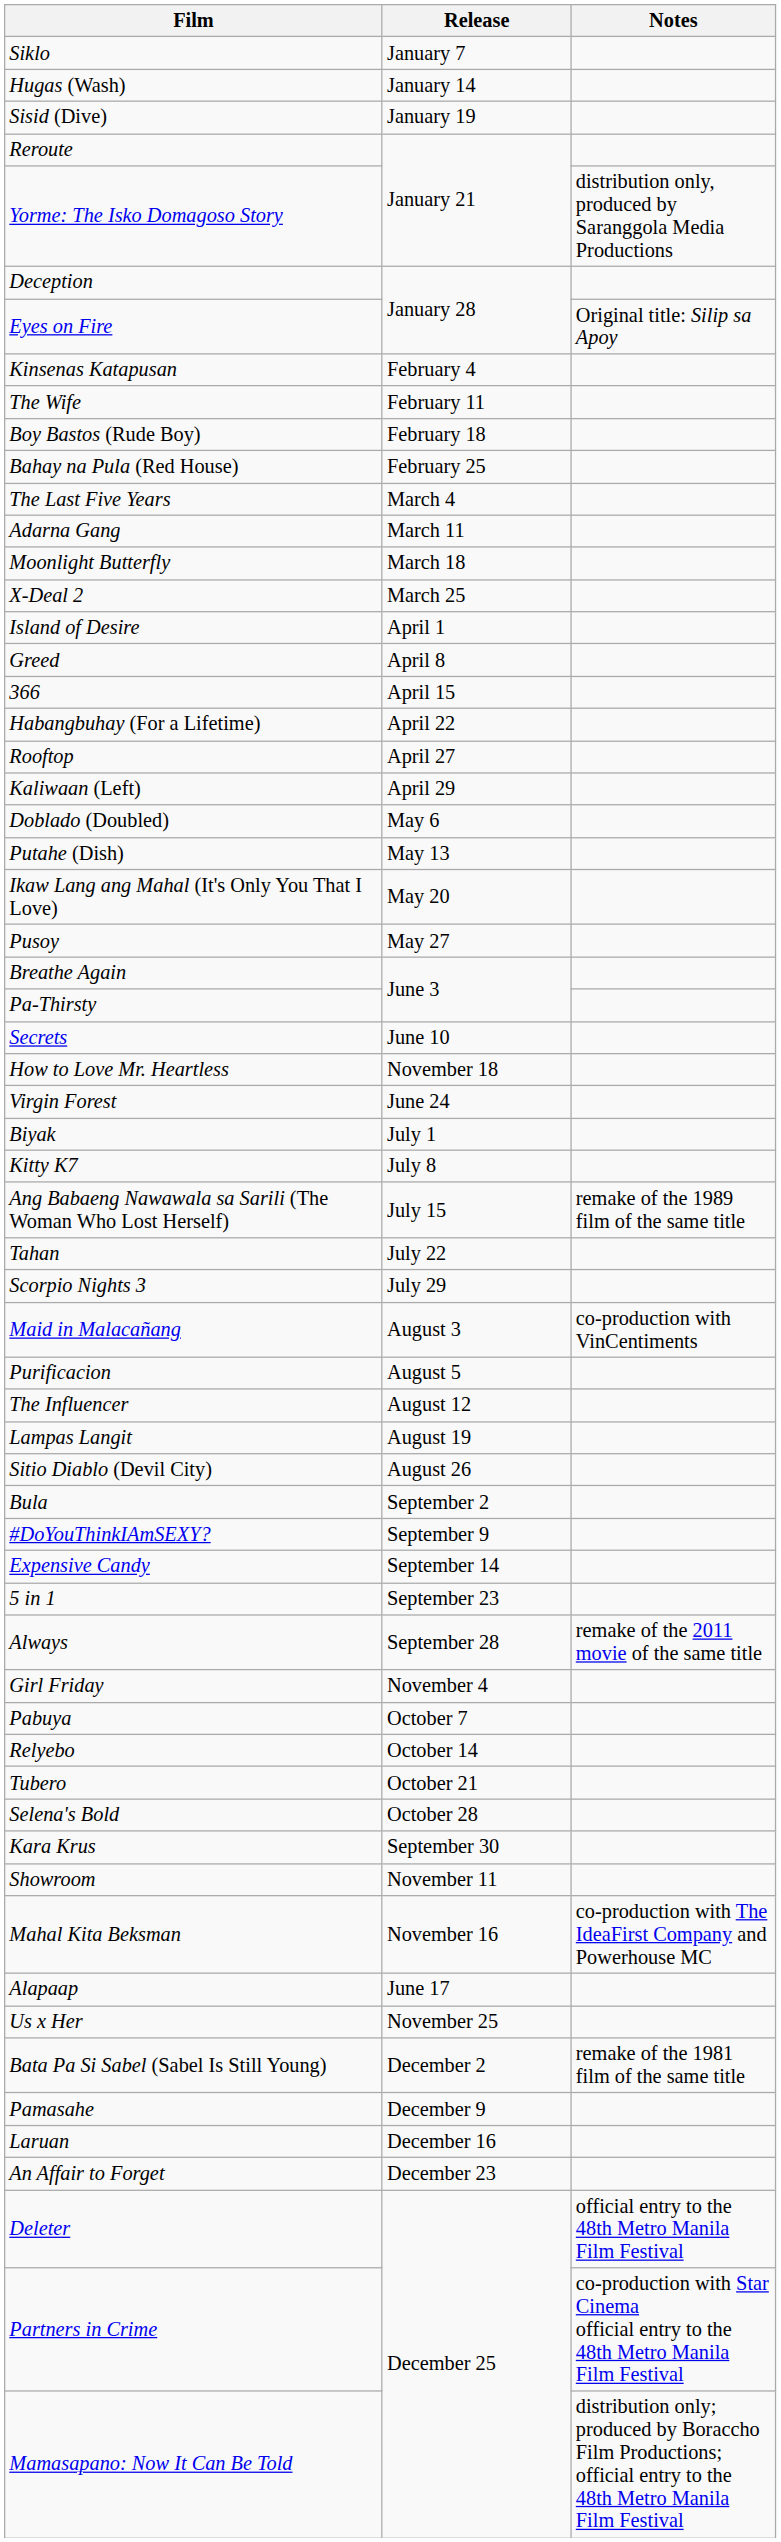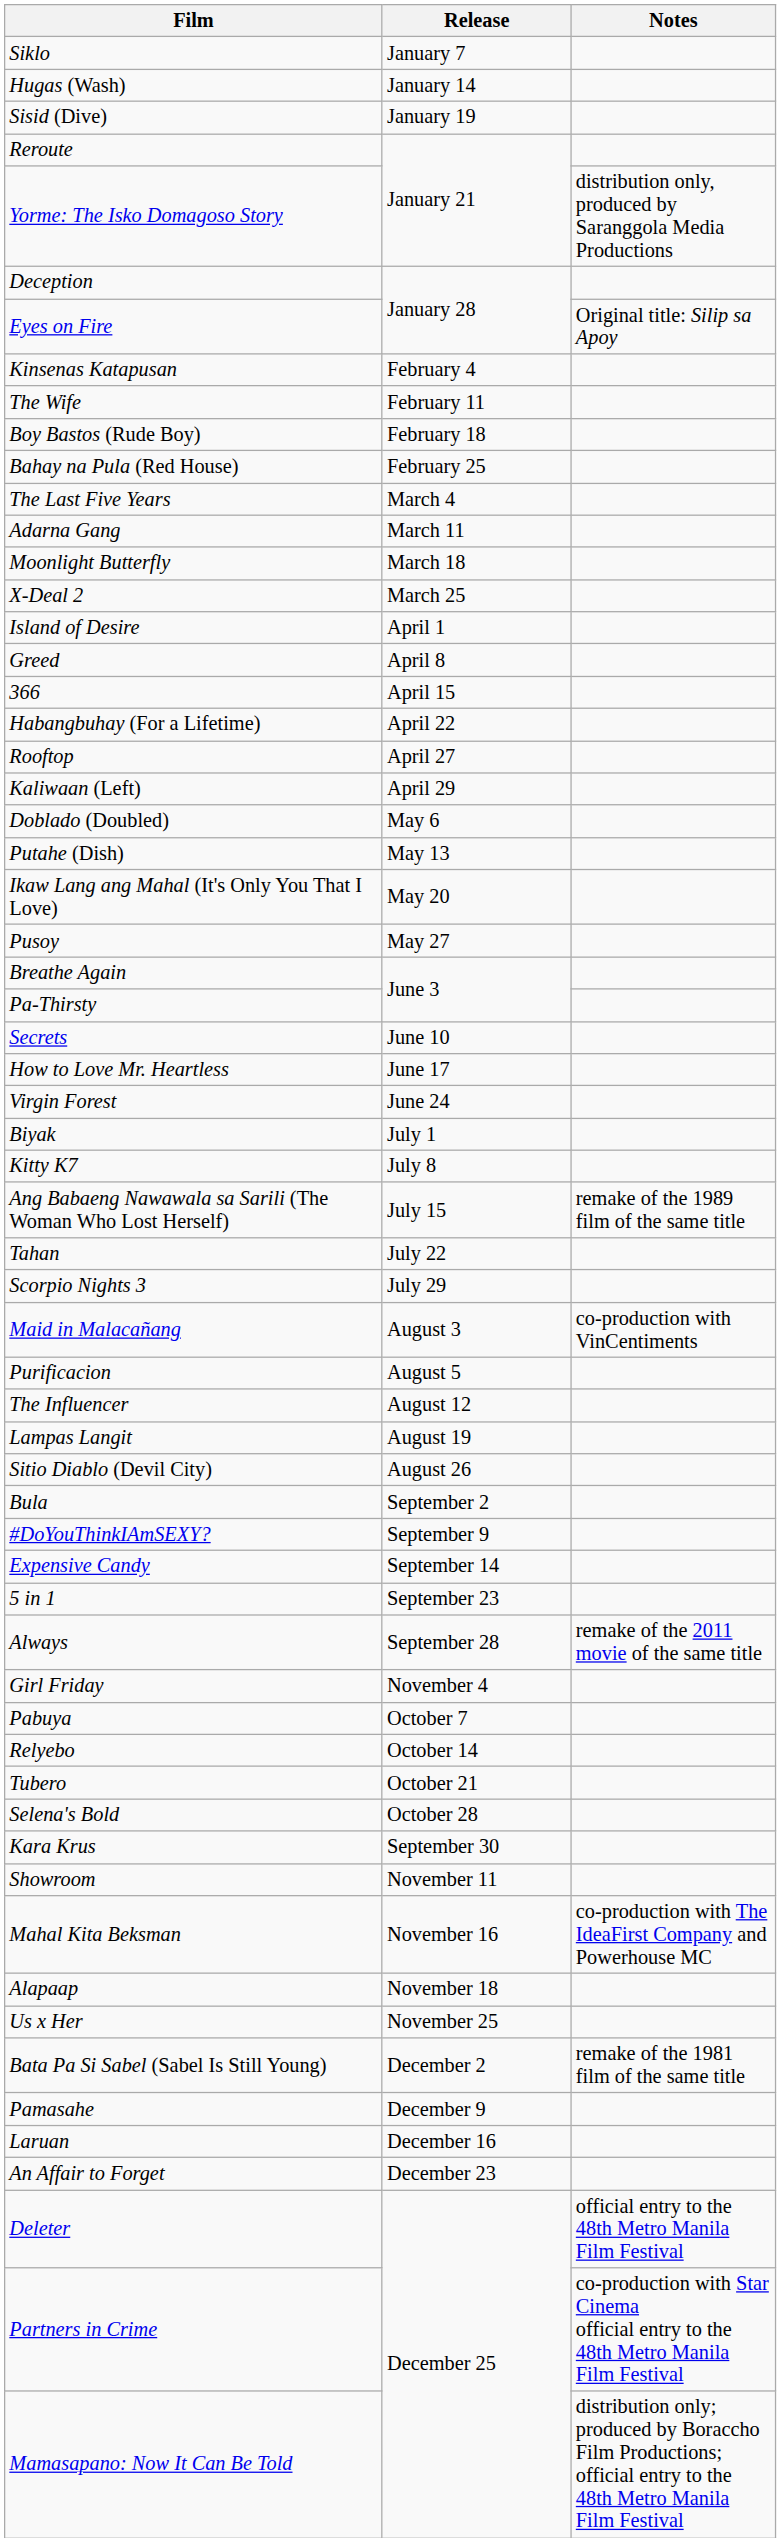(443, 1069) November 18 -> (418, 1069) June 17
(418, 1989) June 17 -> (443, 1989) November 18
